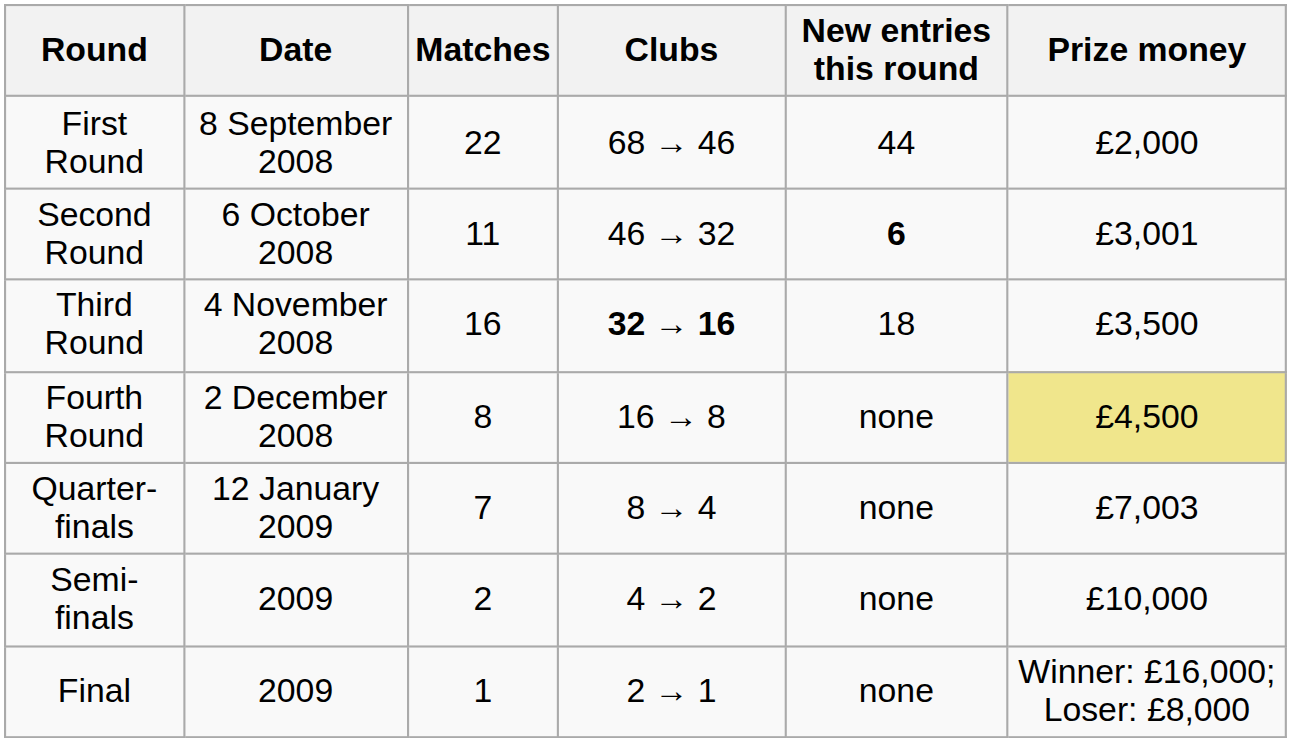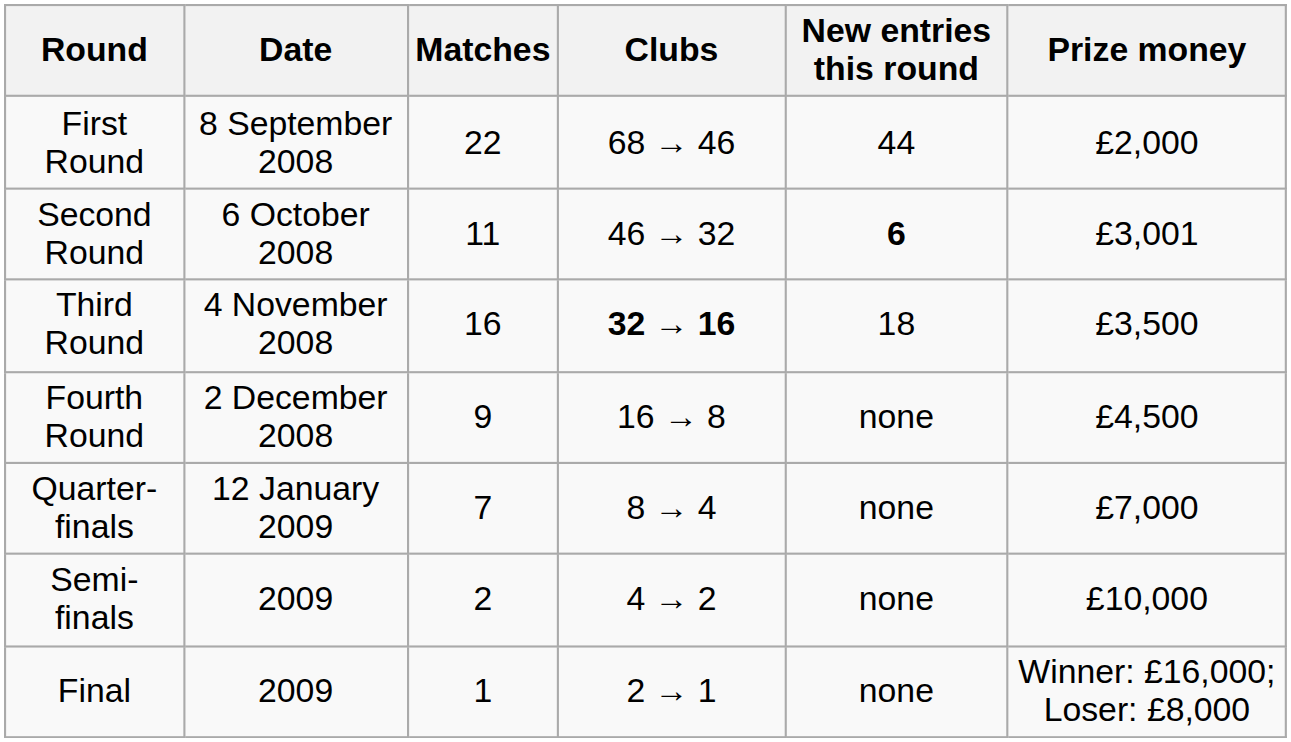(483, 416) 8 -> (483, 416) 9
(1147, 416) khaki background -> (1147, 416) no background
(1147, 507) £7,003 -> (1147, 507) £7,000
